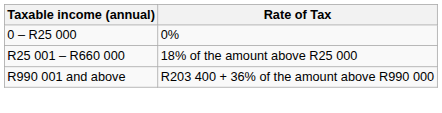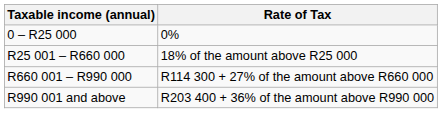+ row: (70, 76)
